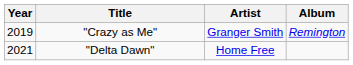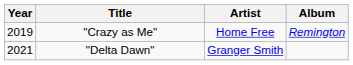(245, 32) Granger Smith -> (245, 32) Home Free
(245, 50) Home Free -> (245, 50) Granger Smith
